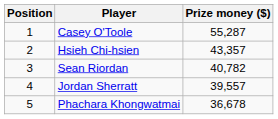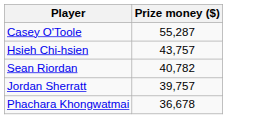- column: (30, 13)
(228, 50) 43,357 -> (177, 50) 43,757
(228, 86) 39,557 -> (177, 86) 39,757
